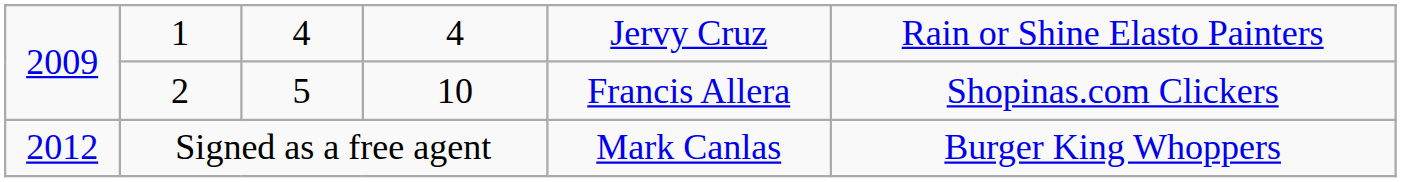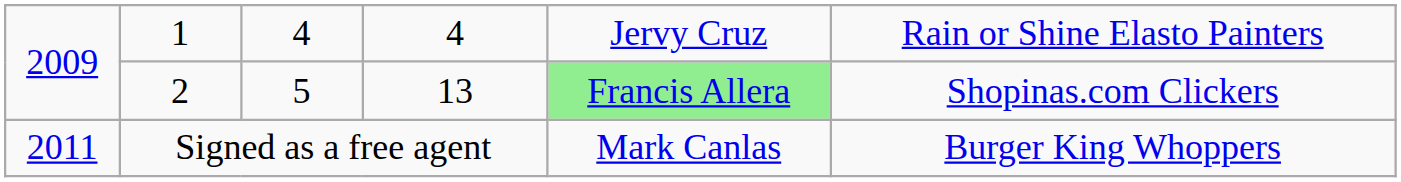(455, 90) 10 -> (455, 90) 13
(689, 90) no background -> (689, 90) lightgreen background
(62, 147) 2012 -> (62, 147) 2011
